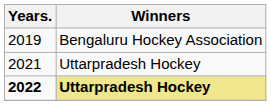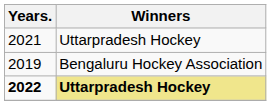rows swapped: (25, 40) <-> (25, 64)
